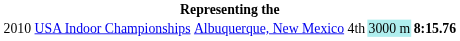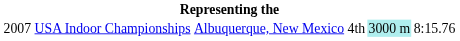(17, 28) 2010 -> (17, 28) 2007
(435, 28) bold -> (435, 28) normal
